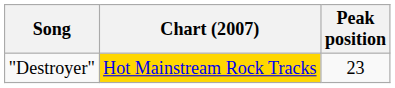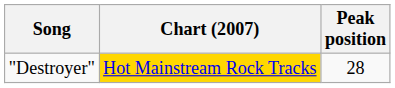(356, 67) 23 -> (356, 67) 28
